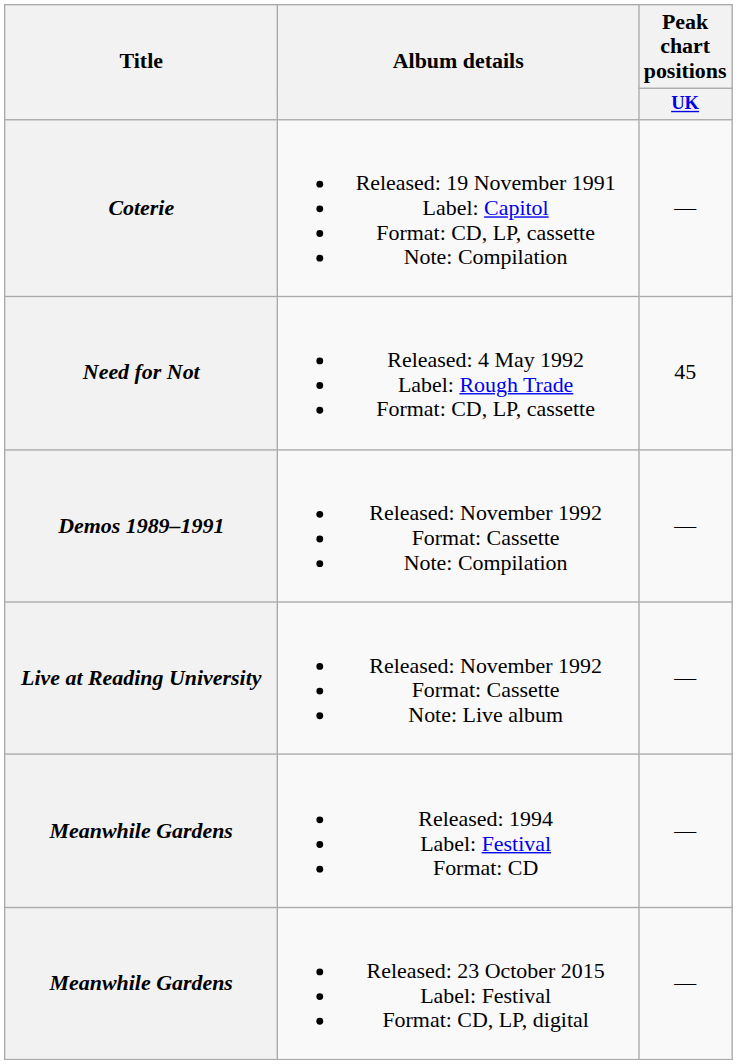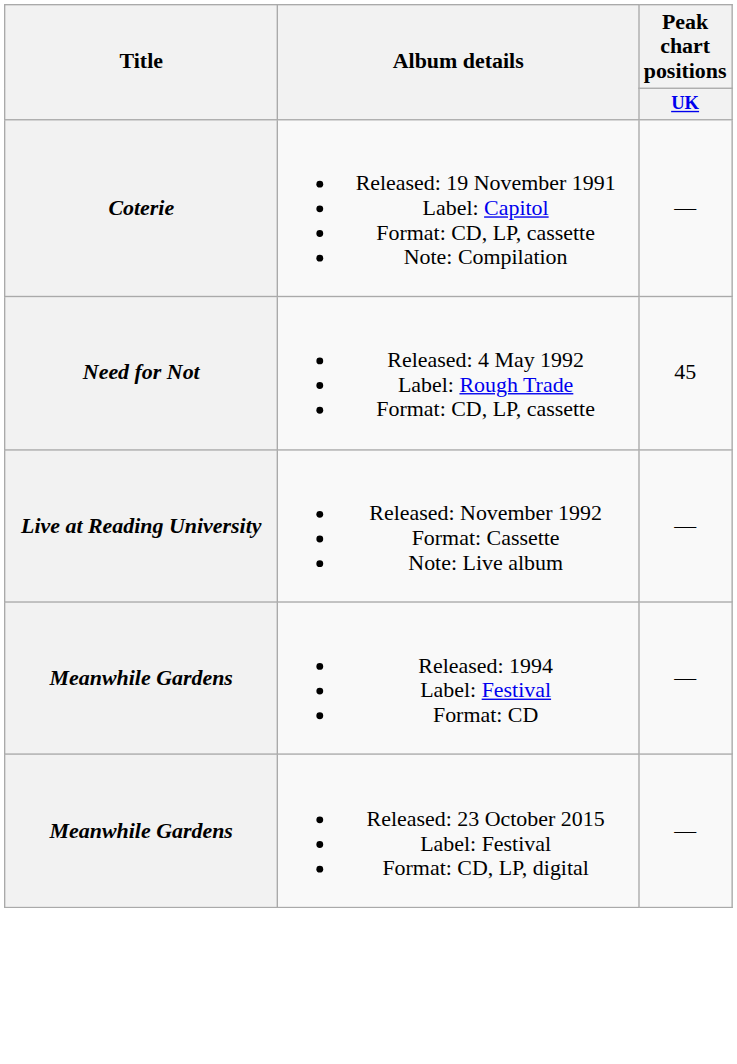- row: (458, 538)
